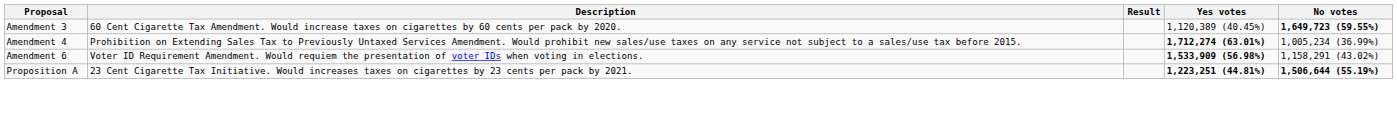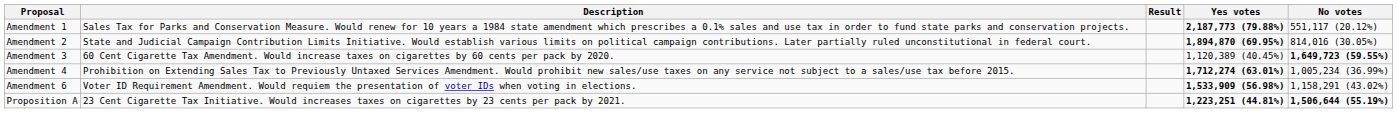+ row: (37, 27)
+ row: (37, 41)
